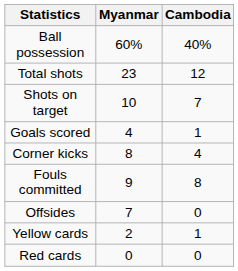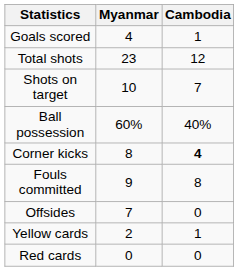rows swapped: (50, 132) <-> (50, 44)
(198, 153) normal -> (198, 153) bold
